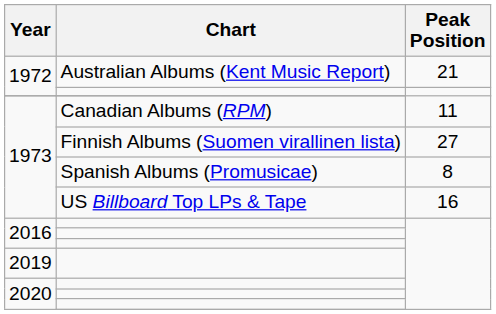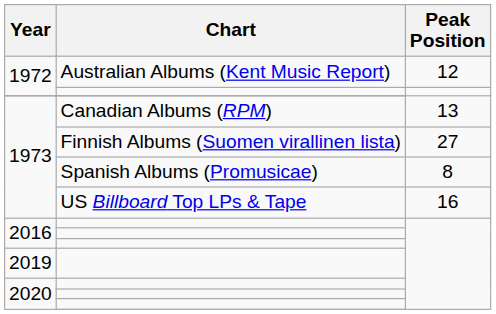(448, 71) 21 -> (448, 71) 12
(448, 111) 11 -> (448, 111) 13
